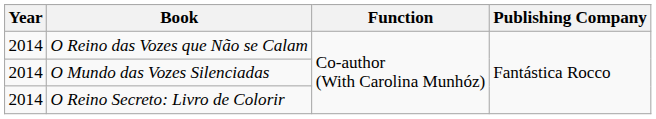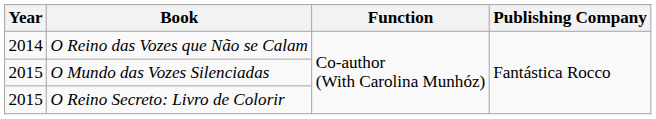(26, 72) 2014 -> (26, 72) 2015
(26, 99) 2014 -> (26, 99) 2015
